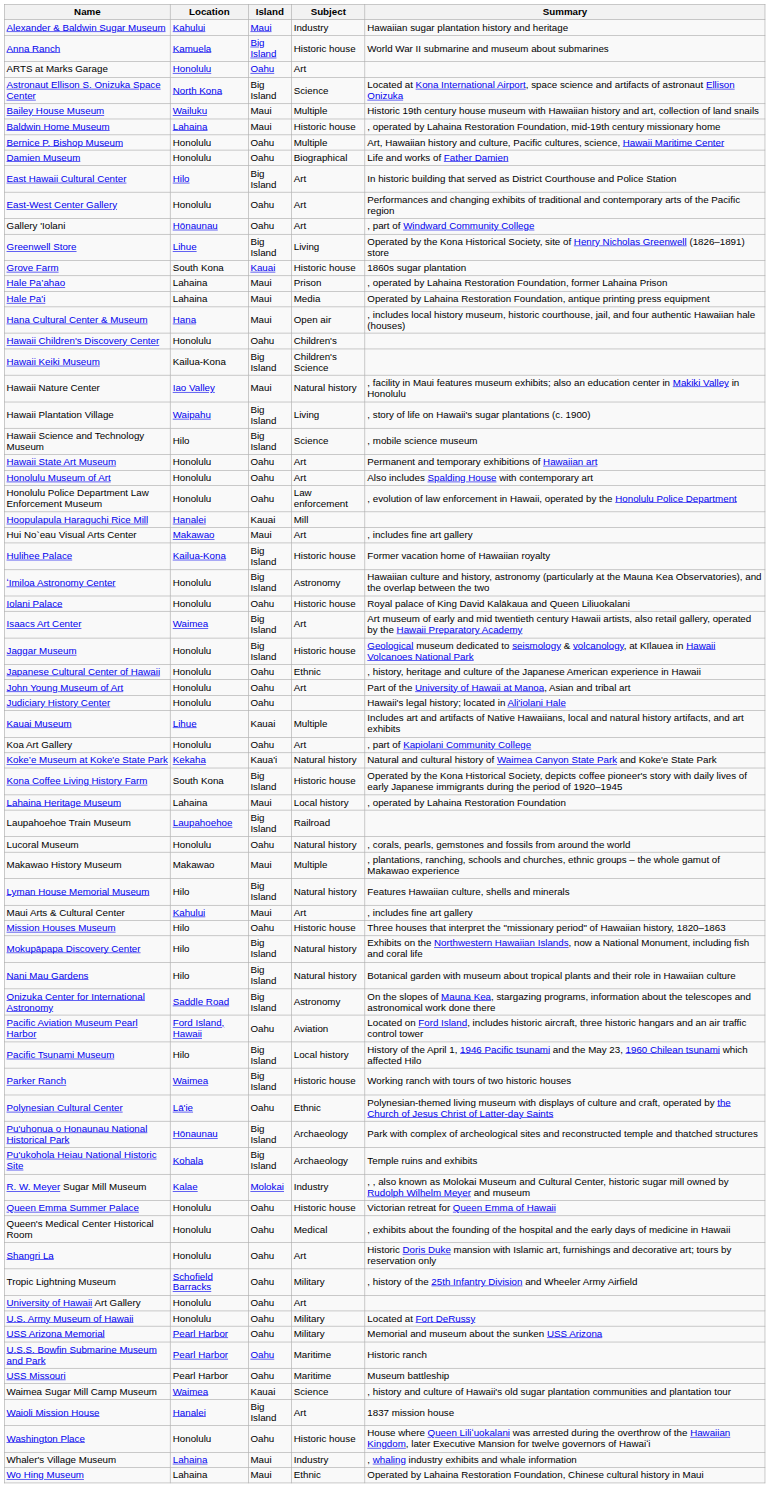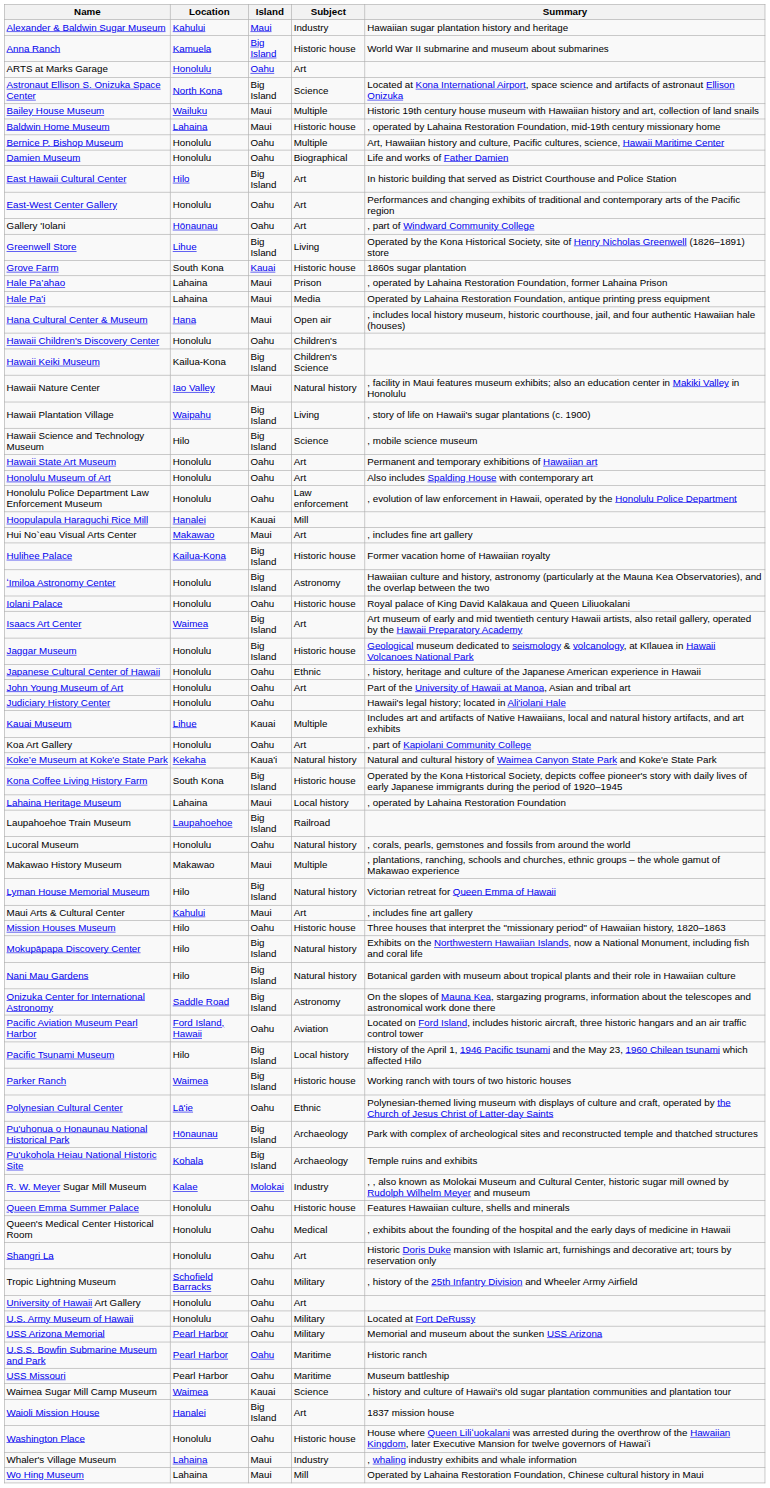(468, 891) Features Hawaiian culture, shells and minerals -> (462, 891) Victorian retreat for Queen Emma of Hawaii
(462, 1208) Victorian retreat for Queen Emma of Hawaii -> (468, 1208) Features Hawaiian culture, shells and minerals
(307, 1475) Ethnic -> (301, 1475) Mill
